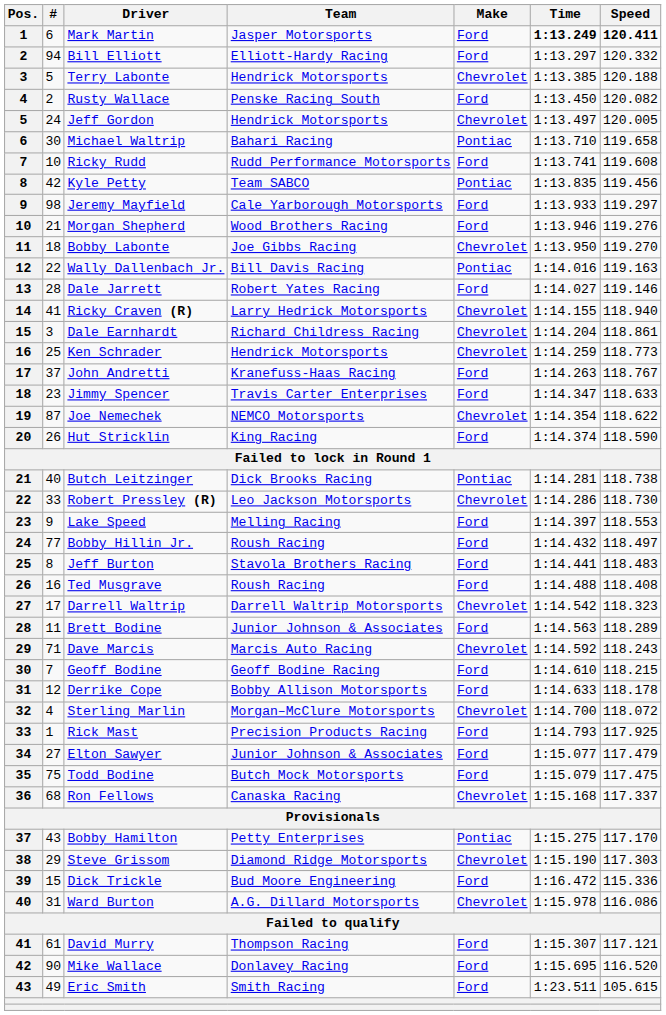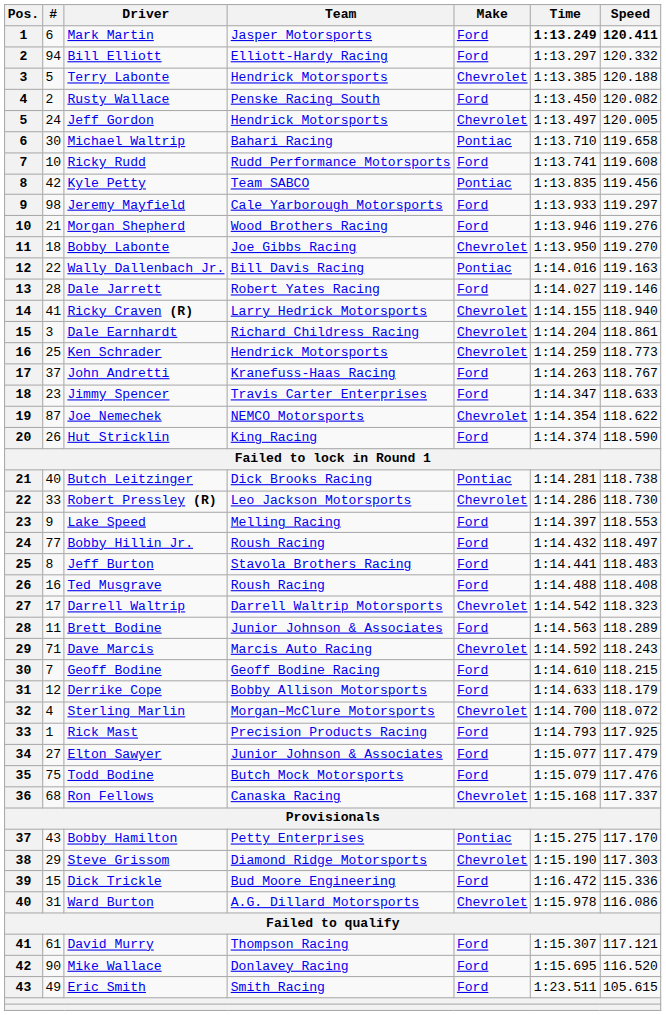(630, 692) 118.178 -> (630, 692) 118.179
(630, 776) 117.475 -> (630, 776) 117.476
